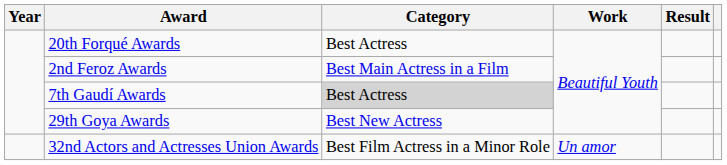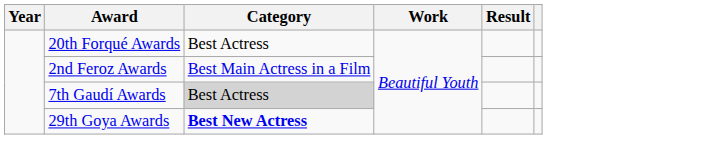(384, 120) normal -> (247, 120) bold
- row: (183, 146)
